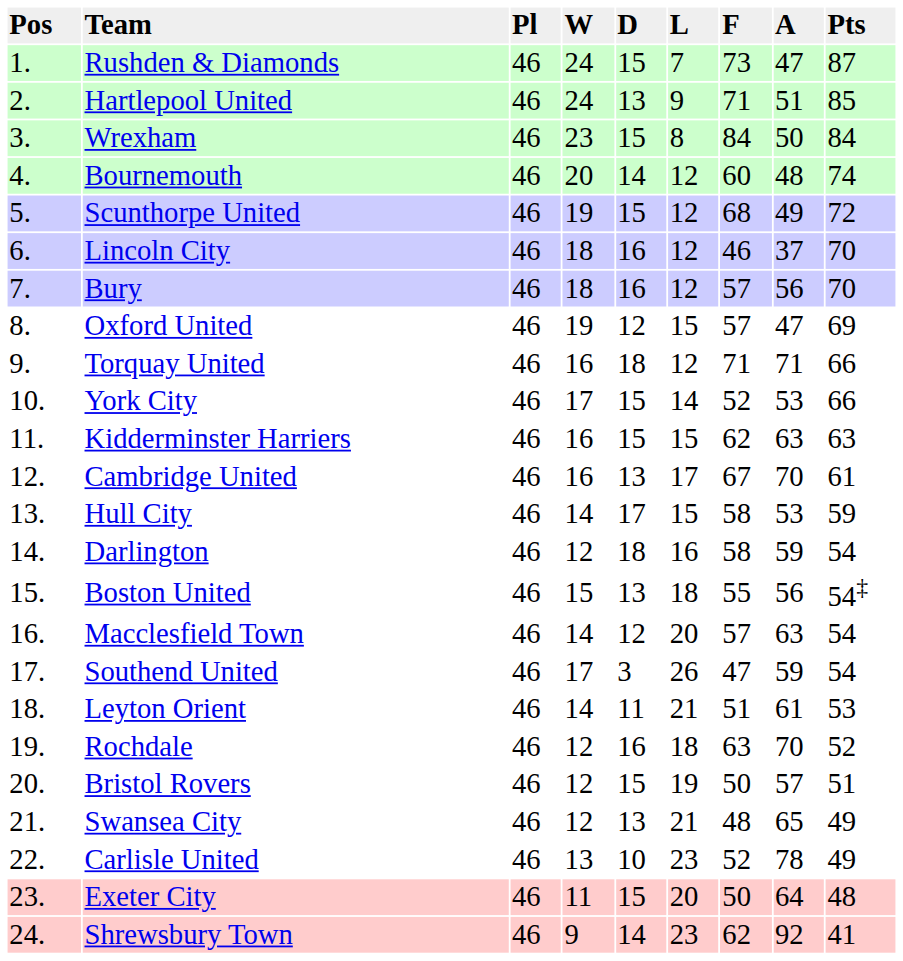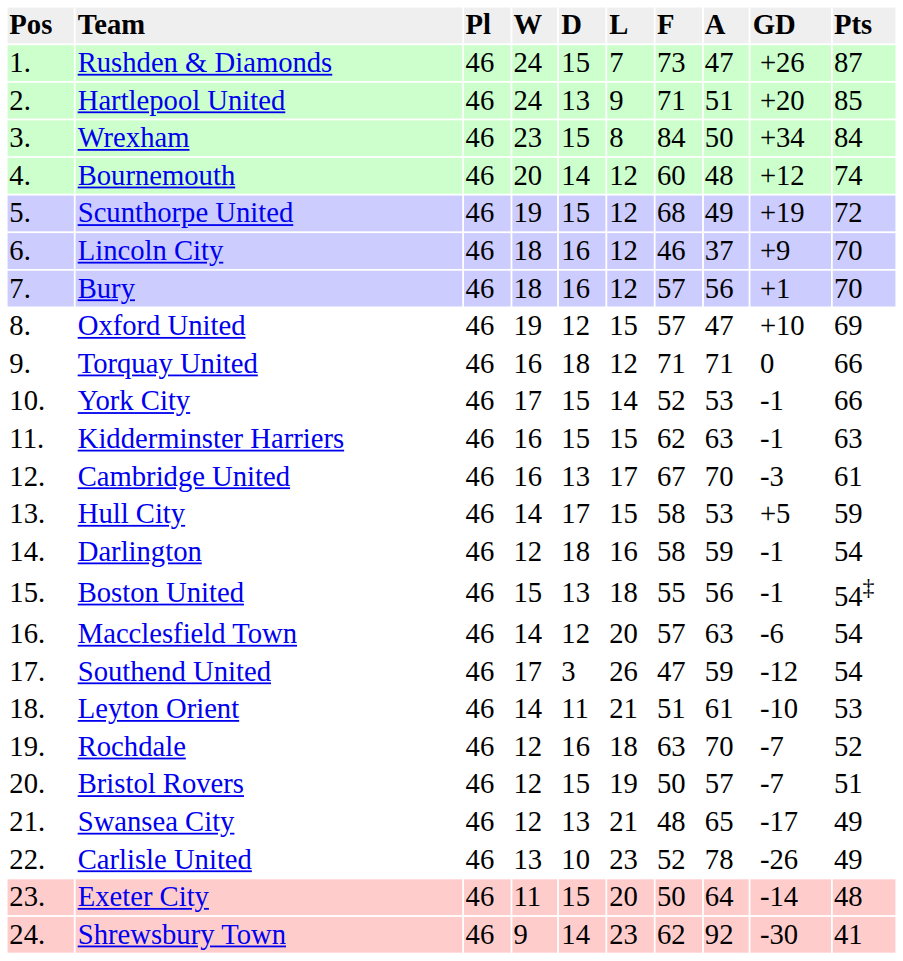+ column: (774, 25)
